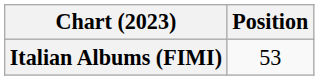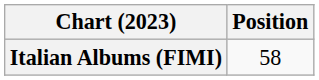(270, 57) 53 -> (270, 57) 58
